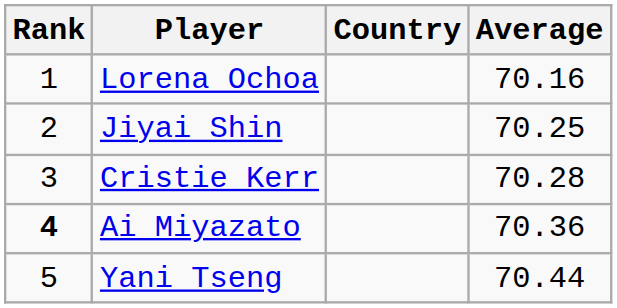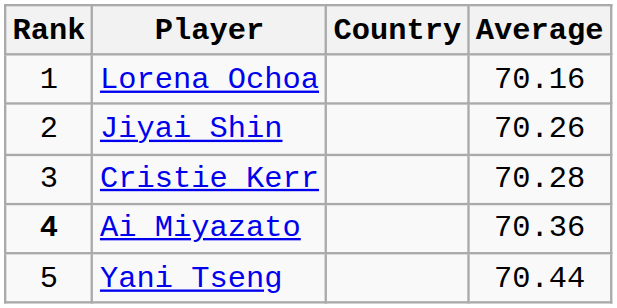(540, 129) 70.25 -> (540, 129) 70.26
